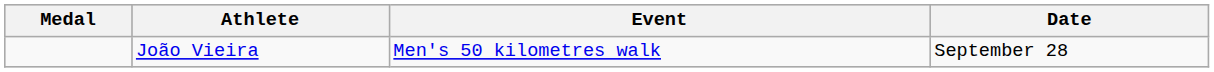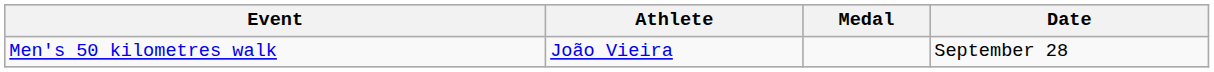columns swapped: (68, 20) <-> (659, 20)
